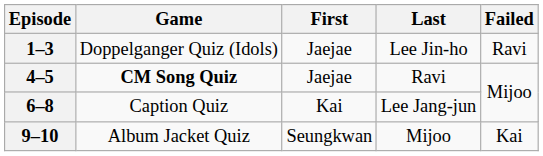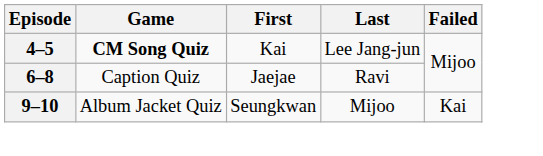- row: (40, 48)
(329, 77) Jaejae -> (273, 48) Kai
(429, 77) Ravi -> (372, 48) Lee Jang-jun
(329, 106) Kai -> (273, 77) Jaejae
(429, 106) Lee Jang-jun -> (372, 77) Ravi
